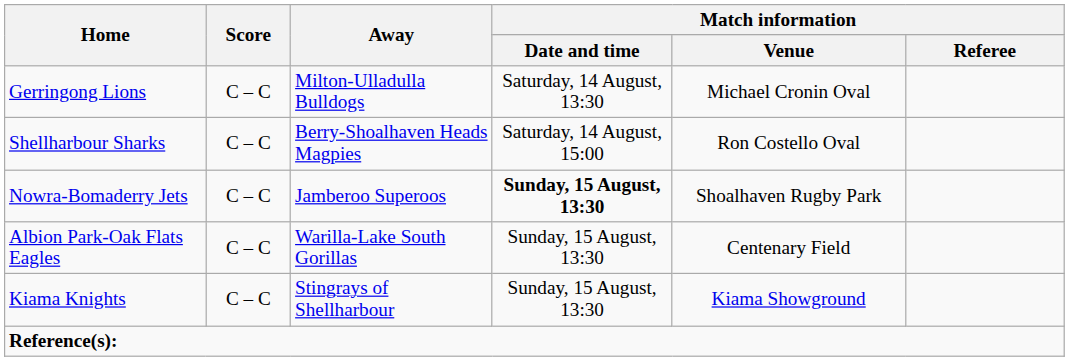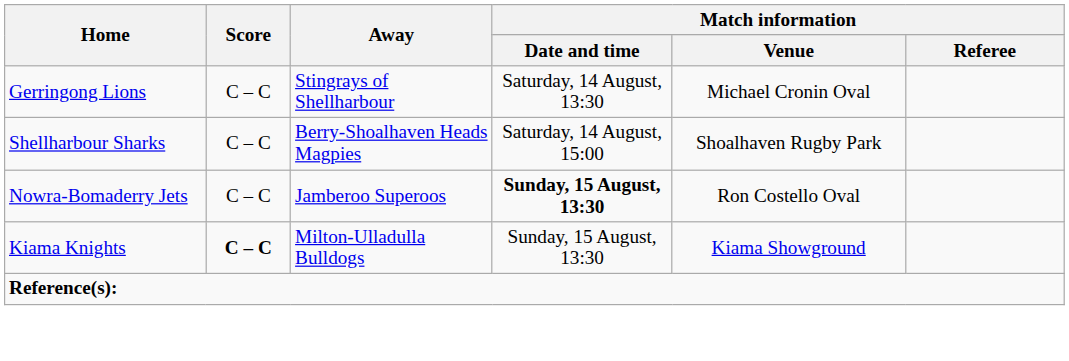(360, 91) Milton-Ulladulla Bulldogs -> (345, 91) Stingrays of Shellharbour
(789, 143) Ron Costello Oval -> (789, 143) Shoalhaven Rugby Park
(789, 195) Shoalhaven Rugby Park -> (789, 195) Ron Costello Oval
- row: (96, 247)
(248, 299) normal -> (248, 247) bold
(345, 299) Stingrays of Shellharbour -> (360, 247) Milton-Ulladulla Bulldogs
